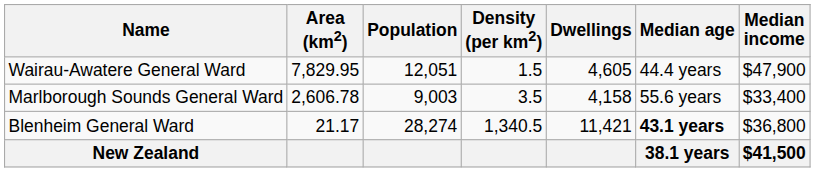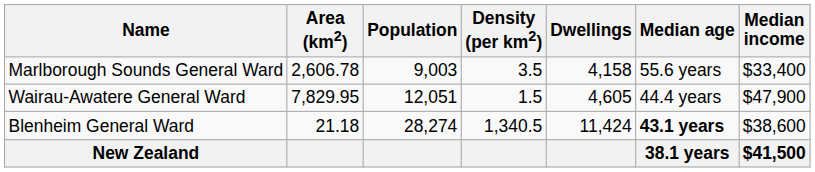rows swapped: (146, 97) <-> (127, 70)
(337, 125) 21.17 -> (337, 125) 21.18
(606, 125) 11,421 -> (606, 125) 11,424
(774, 125) $36,800 -> (774, 125) $38,600
